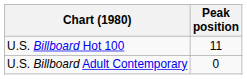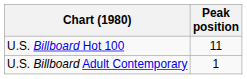(216, 64) 0 -> (216, 64) 1
